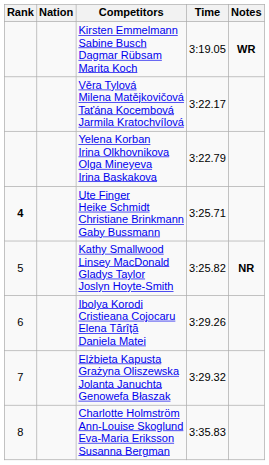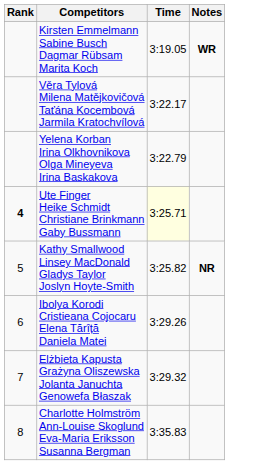- column: (56, 13)
(207, 213) no background -> (168, 213) lightyellow background
